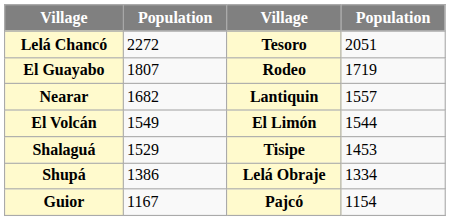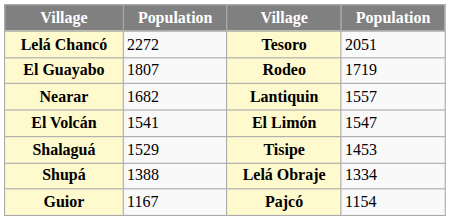(143, 123) 1549 -> (143, 123) 1541
(361, 123) 1544 -> (361, 123) 1547
(143, 176) 1386 -> (143, 176) 1388
